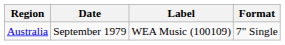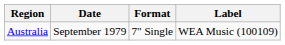columns swapped: (181, 13) <-> (257, 13)
